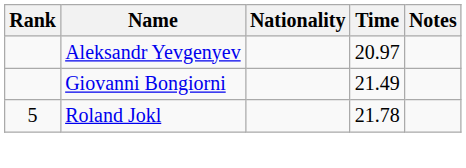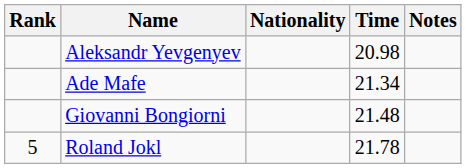(377, 52) 20.97 -> (377, 52) 20.98
+ row: (105, 83)
(377, 83) 21.49 -> (377, 115) 21.48
